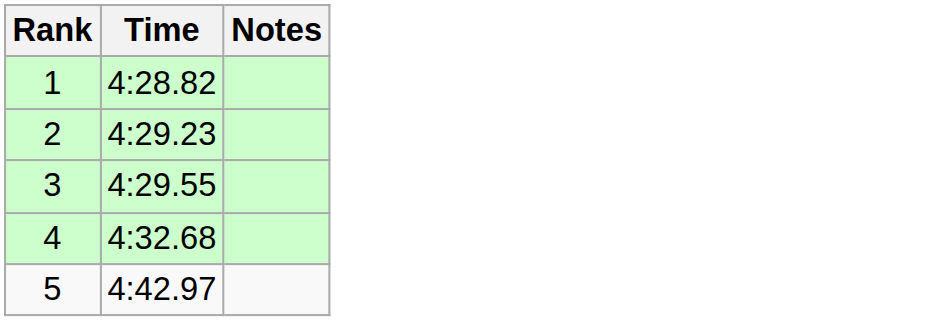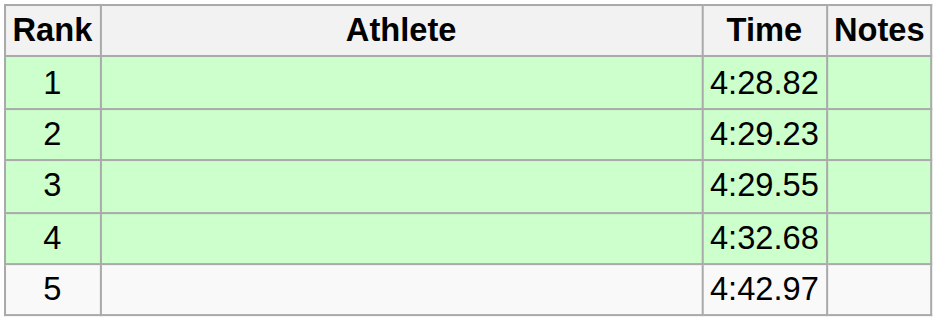+ column: (401, 30)
